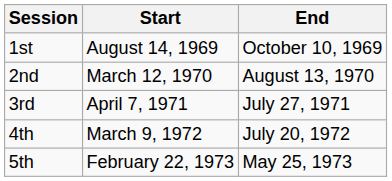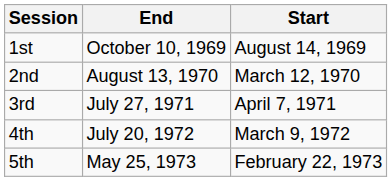columns swapped: (160, 18) <-> (312, 18)
